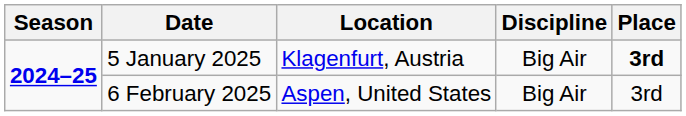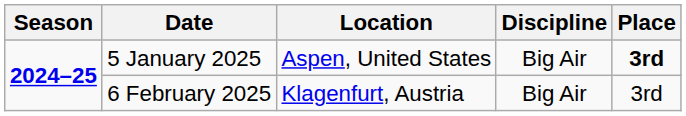(373, 58) Klagenfurt, Austria -> (386, 58) Aspen, United States
(386, 93) Aspen, United States -> (373, 93) Klagenfurt, Austria
